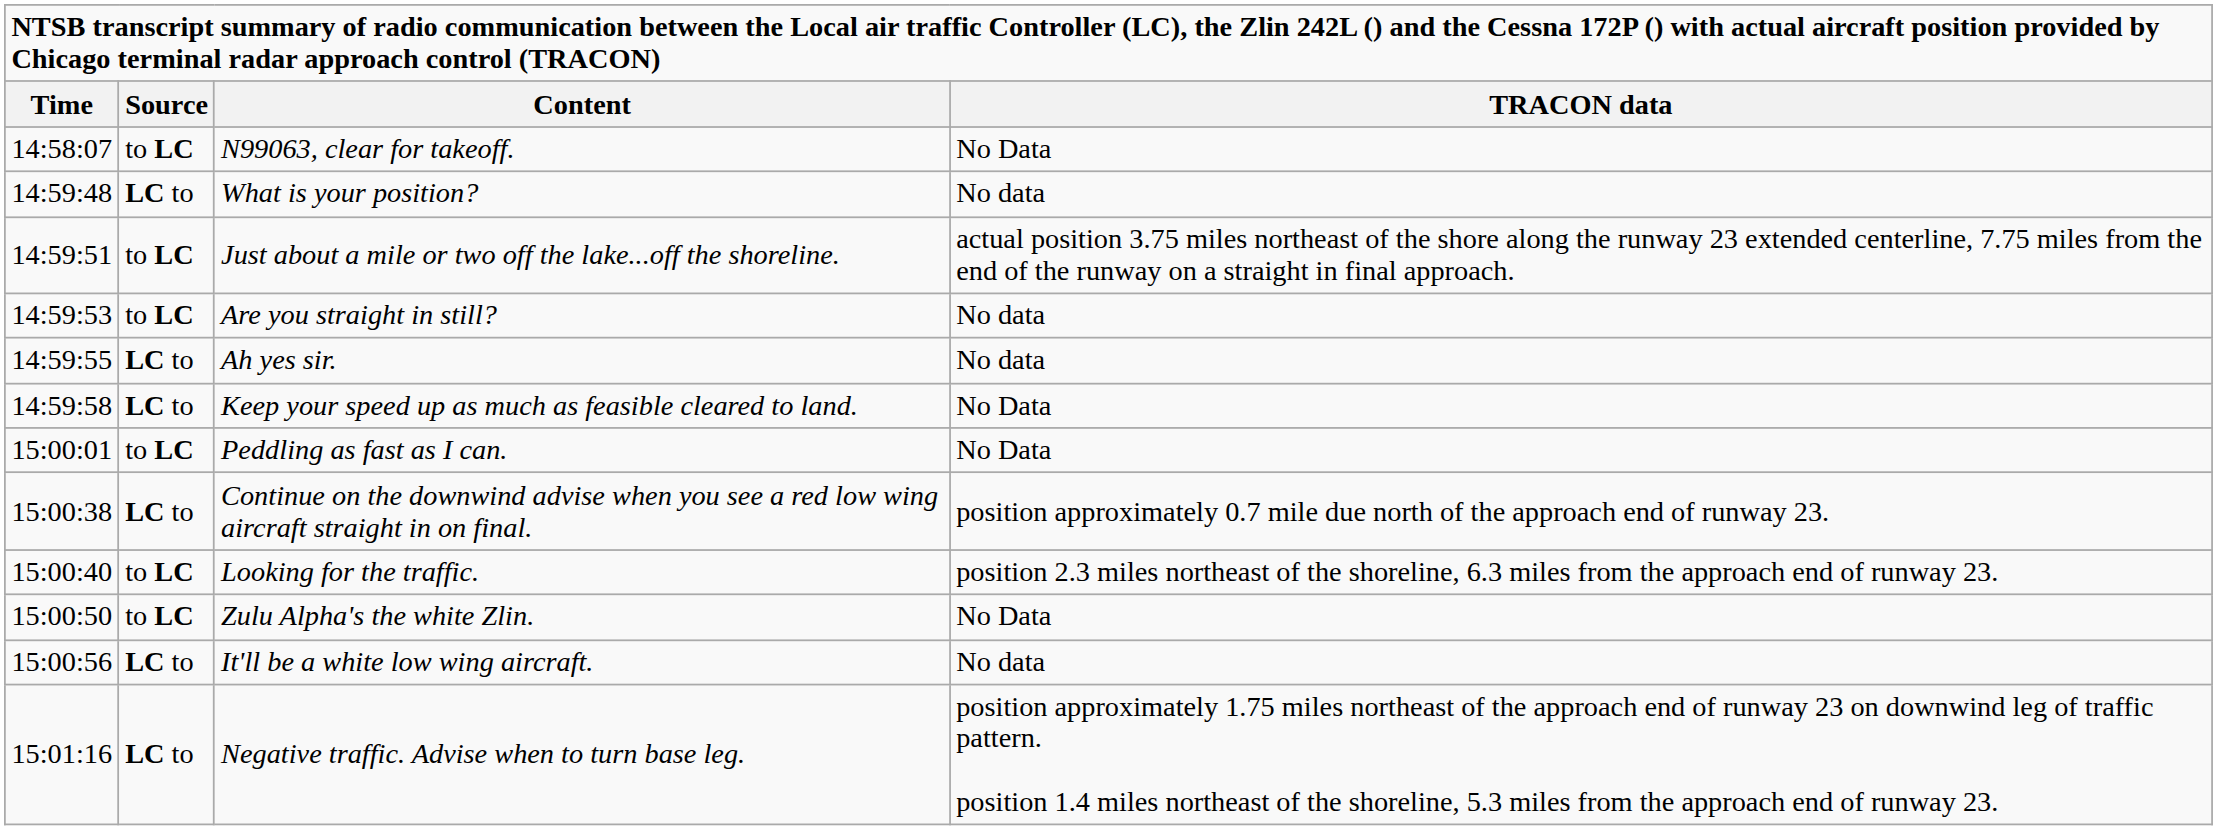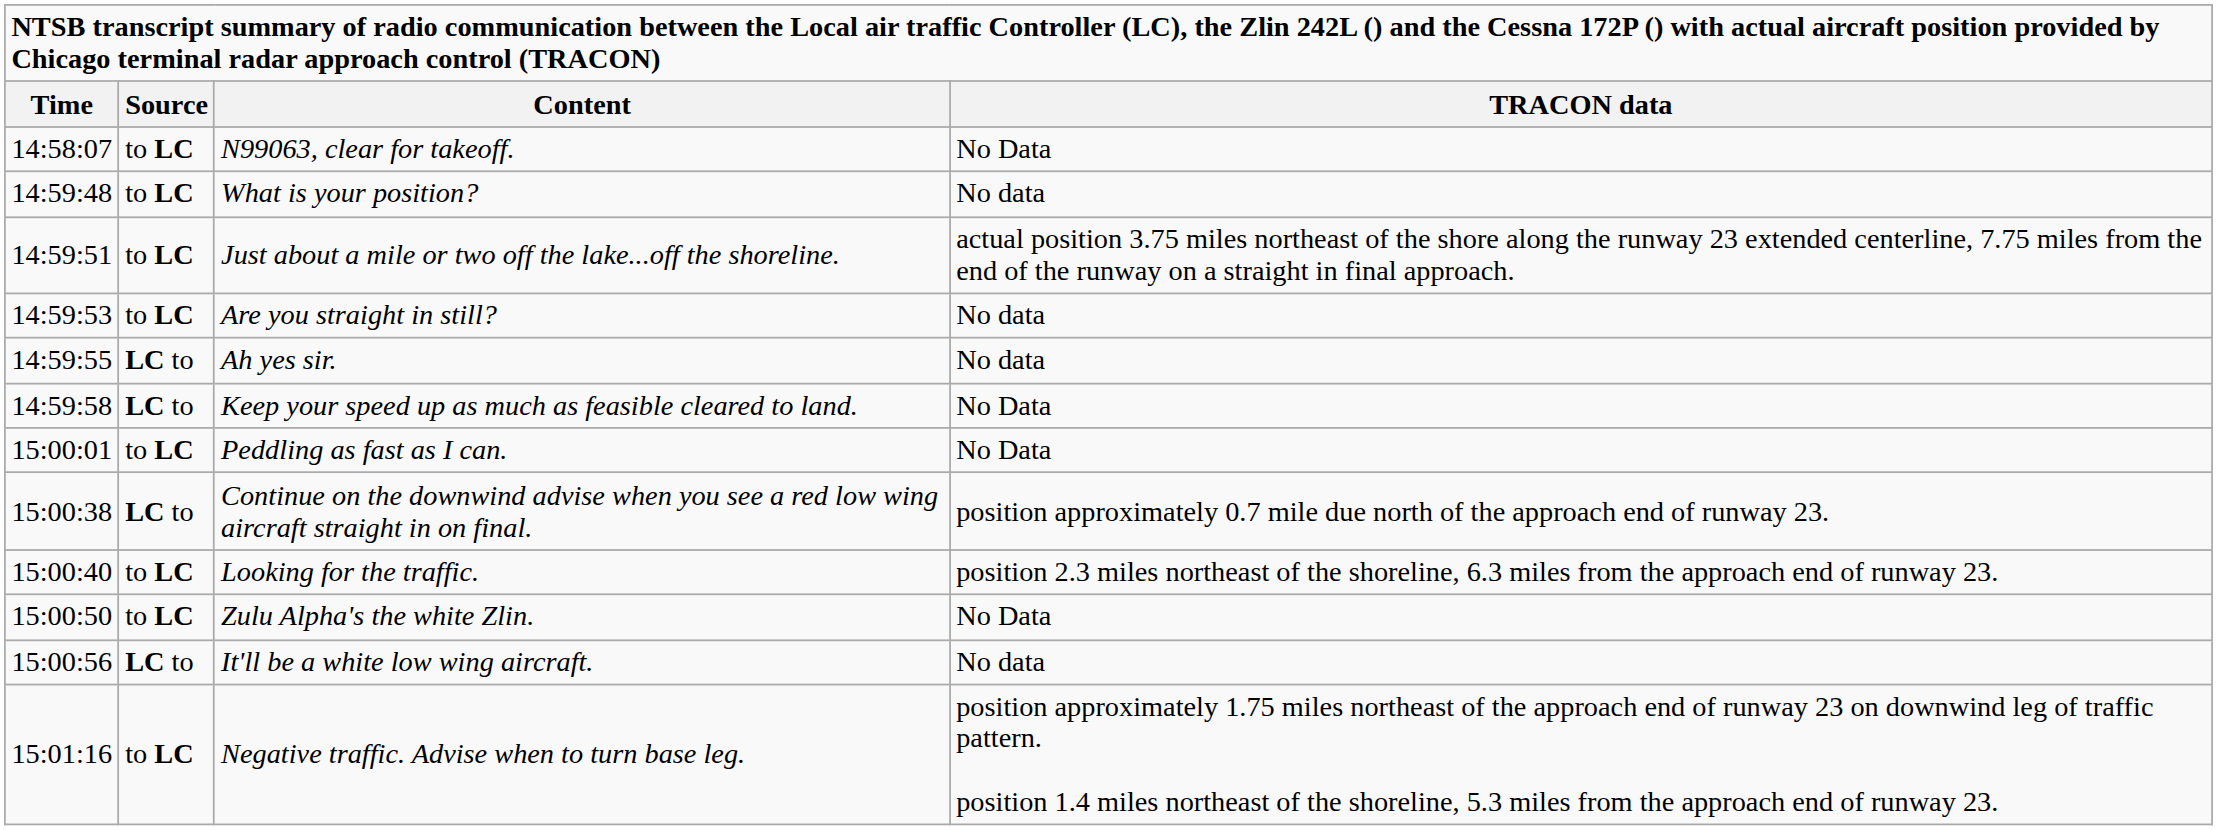(159, 193) LC to -> (159, 193) to LC
(159, 754) LC to -> (159, 754) to LC
